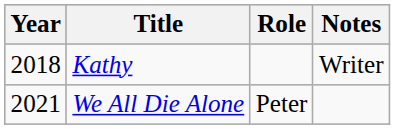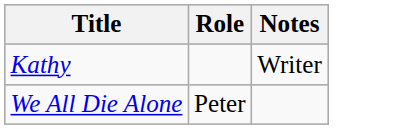- column: (36, 24)
